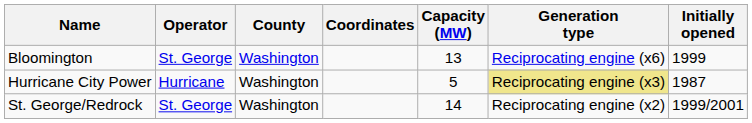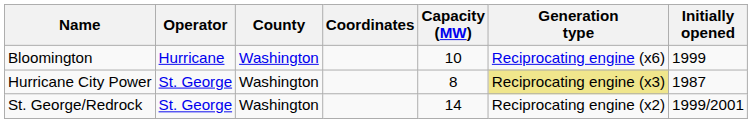(195, 57) St. George -> (192, 57) Hurricane
(453, 57) 13 -> (453, 57) 10
(192, 81) Hurricane -> (195, 81) St. George
(453, 81) 5 -> (453, 81) 8
